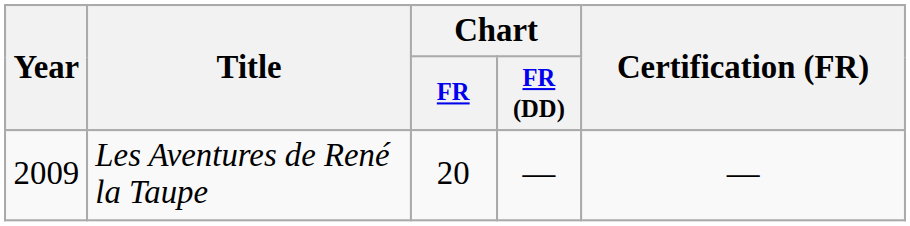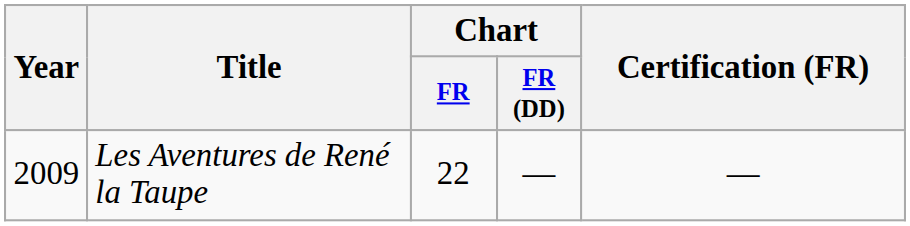(453, 174) 20 -> (453, 174) 22
